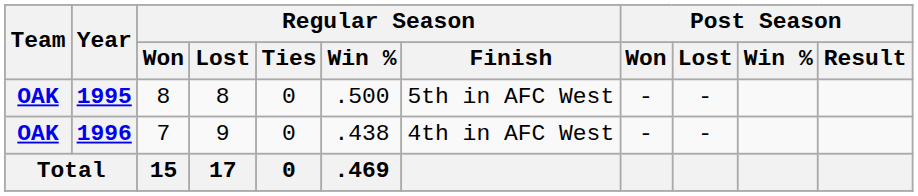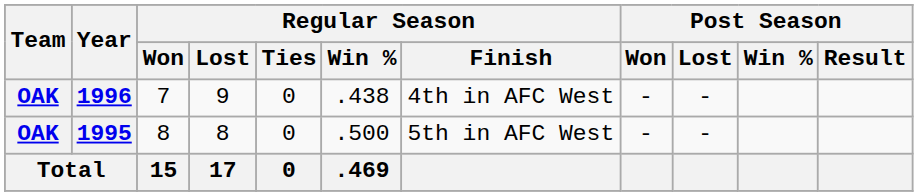rows swapped: (104, 98) <-> (104, 135)
